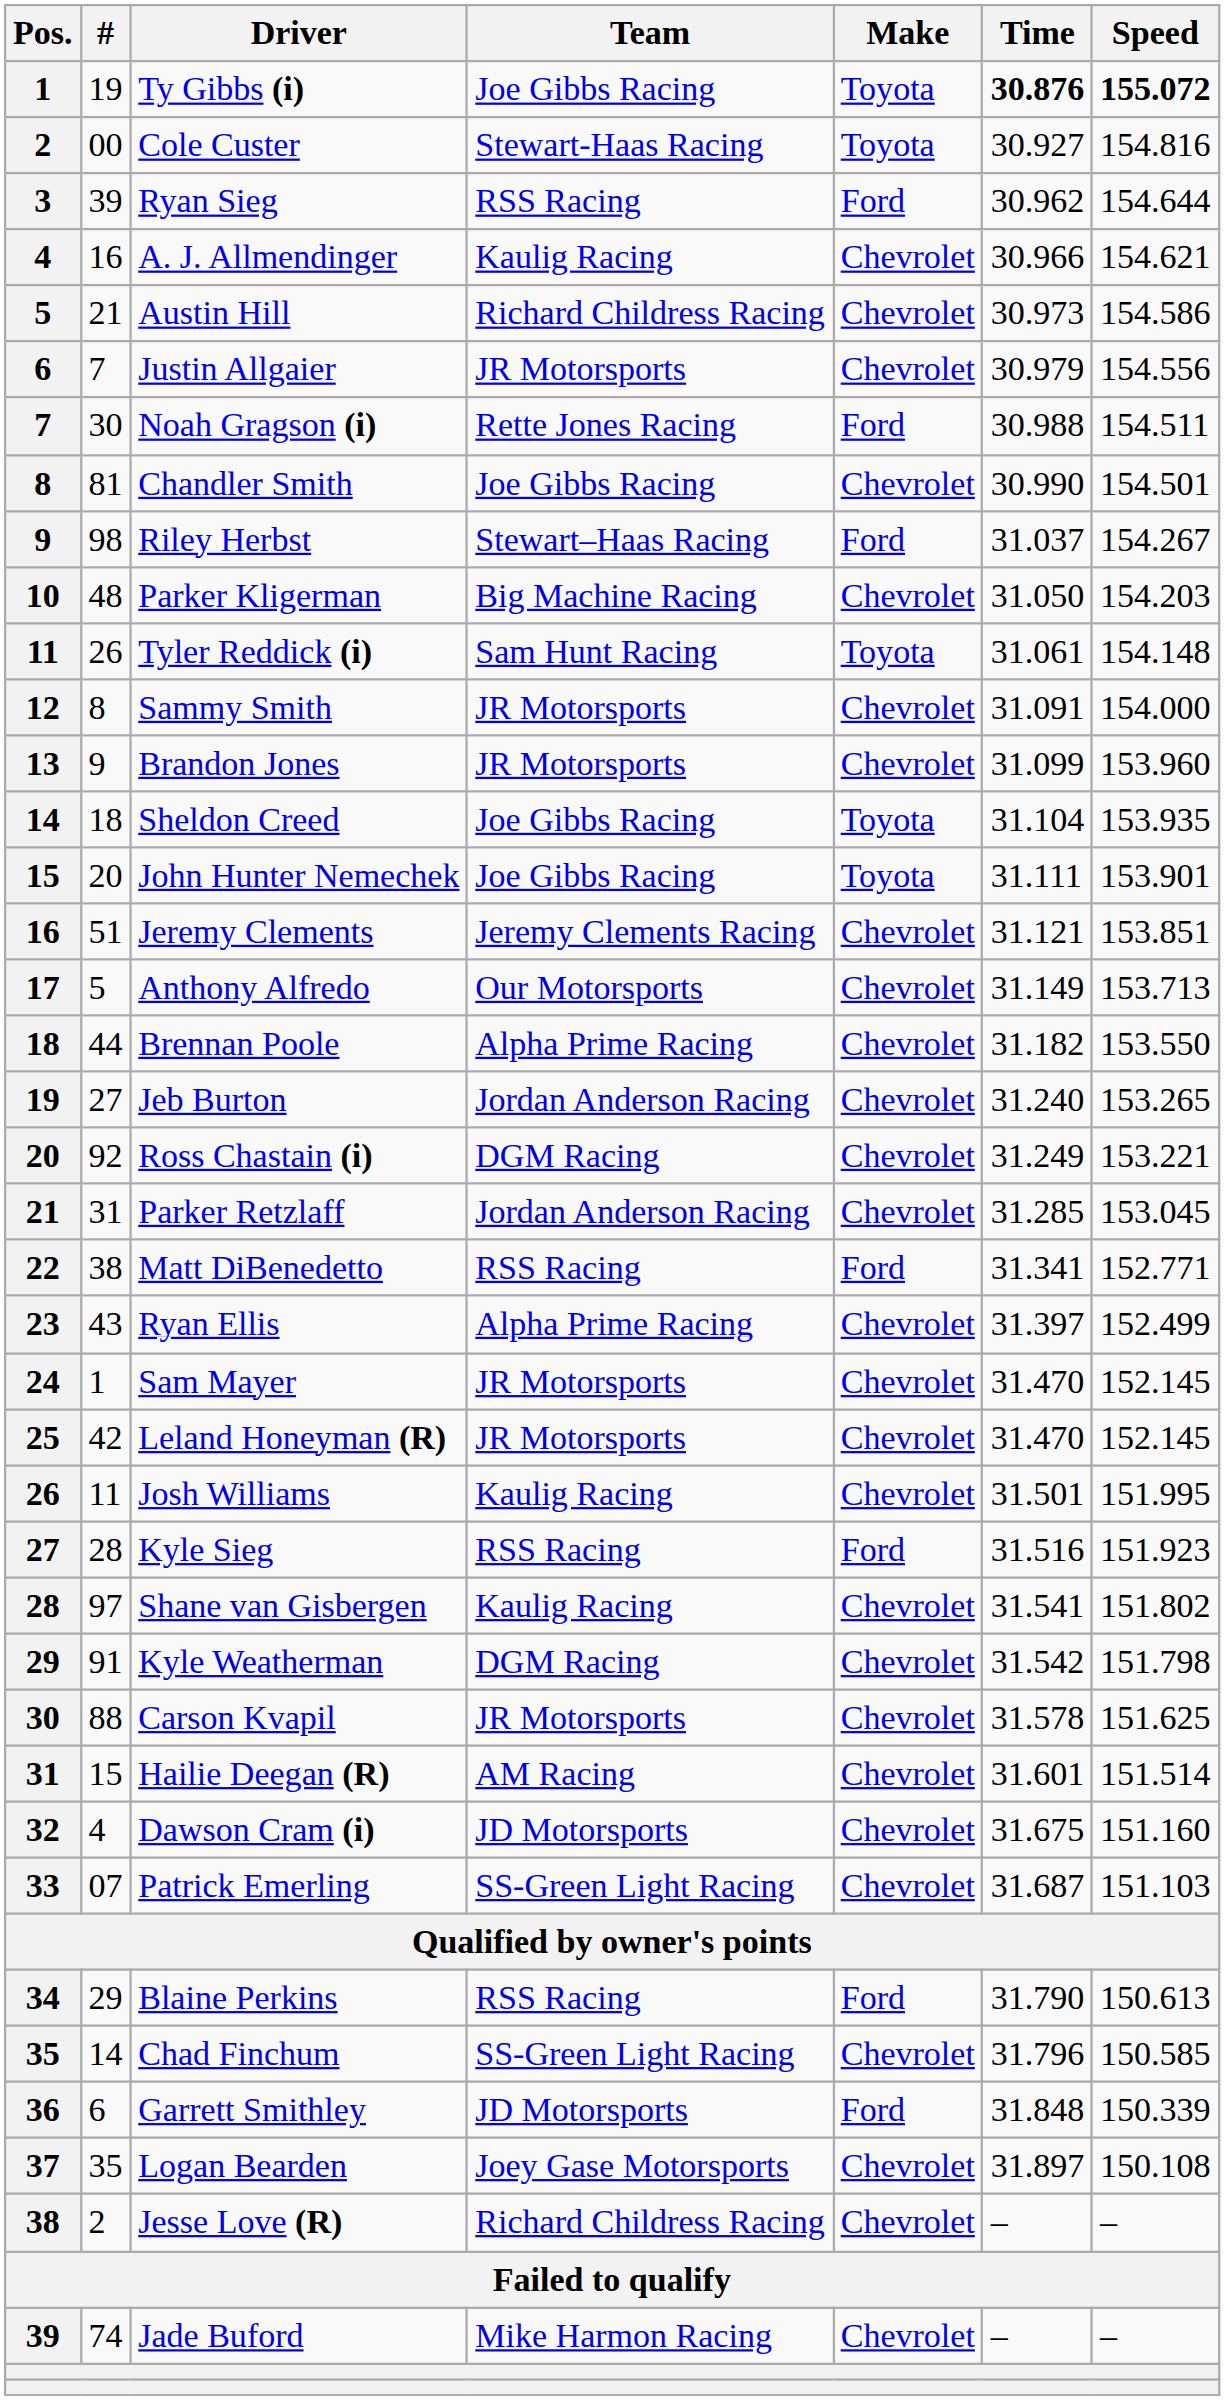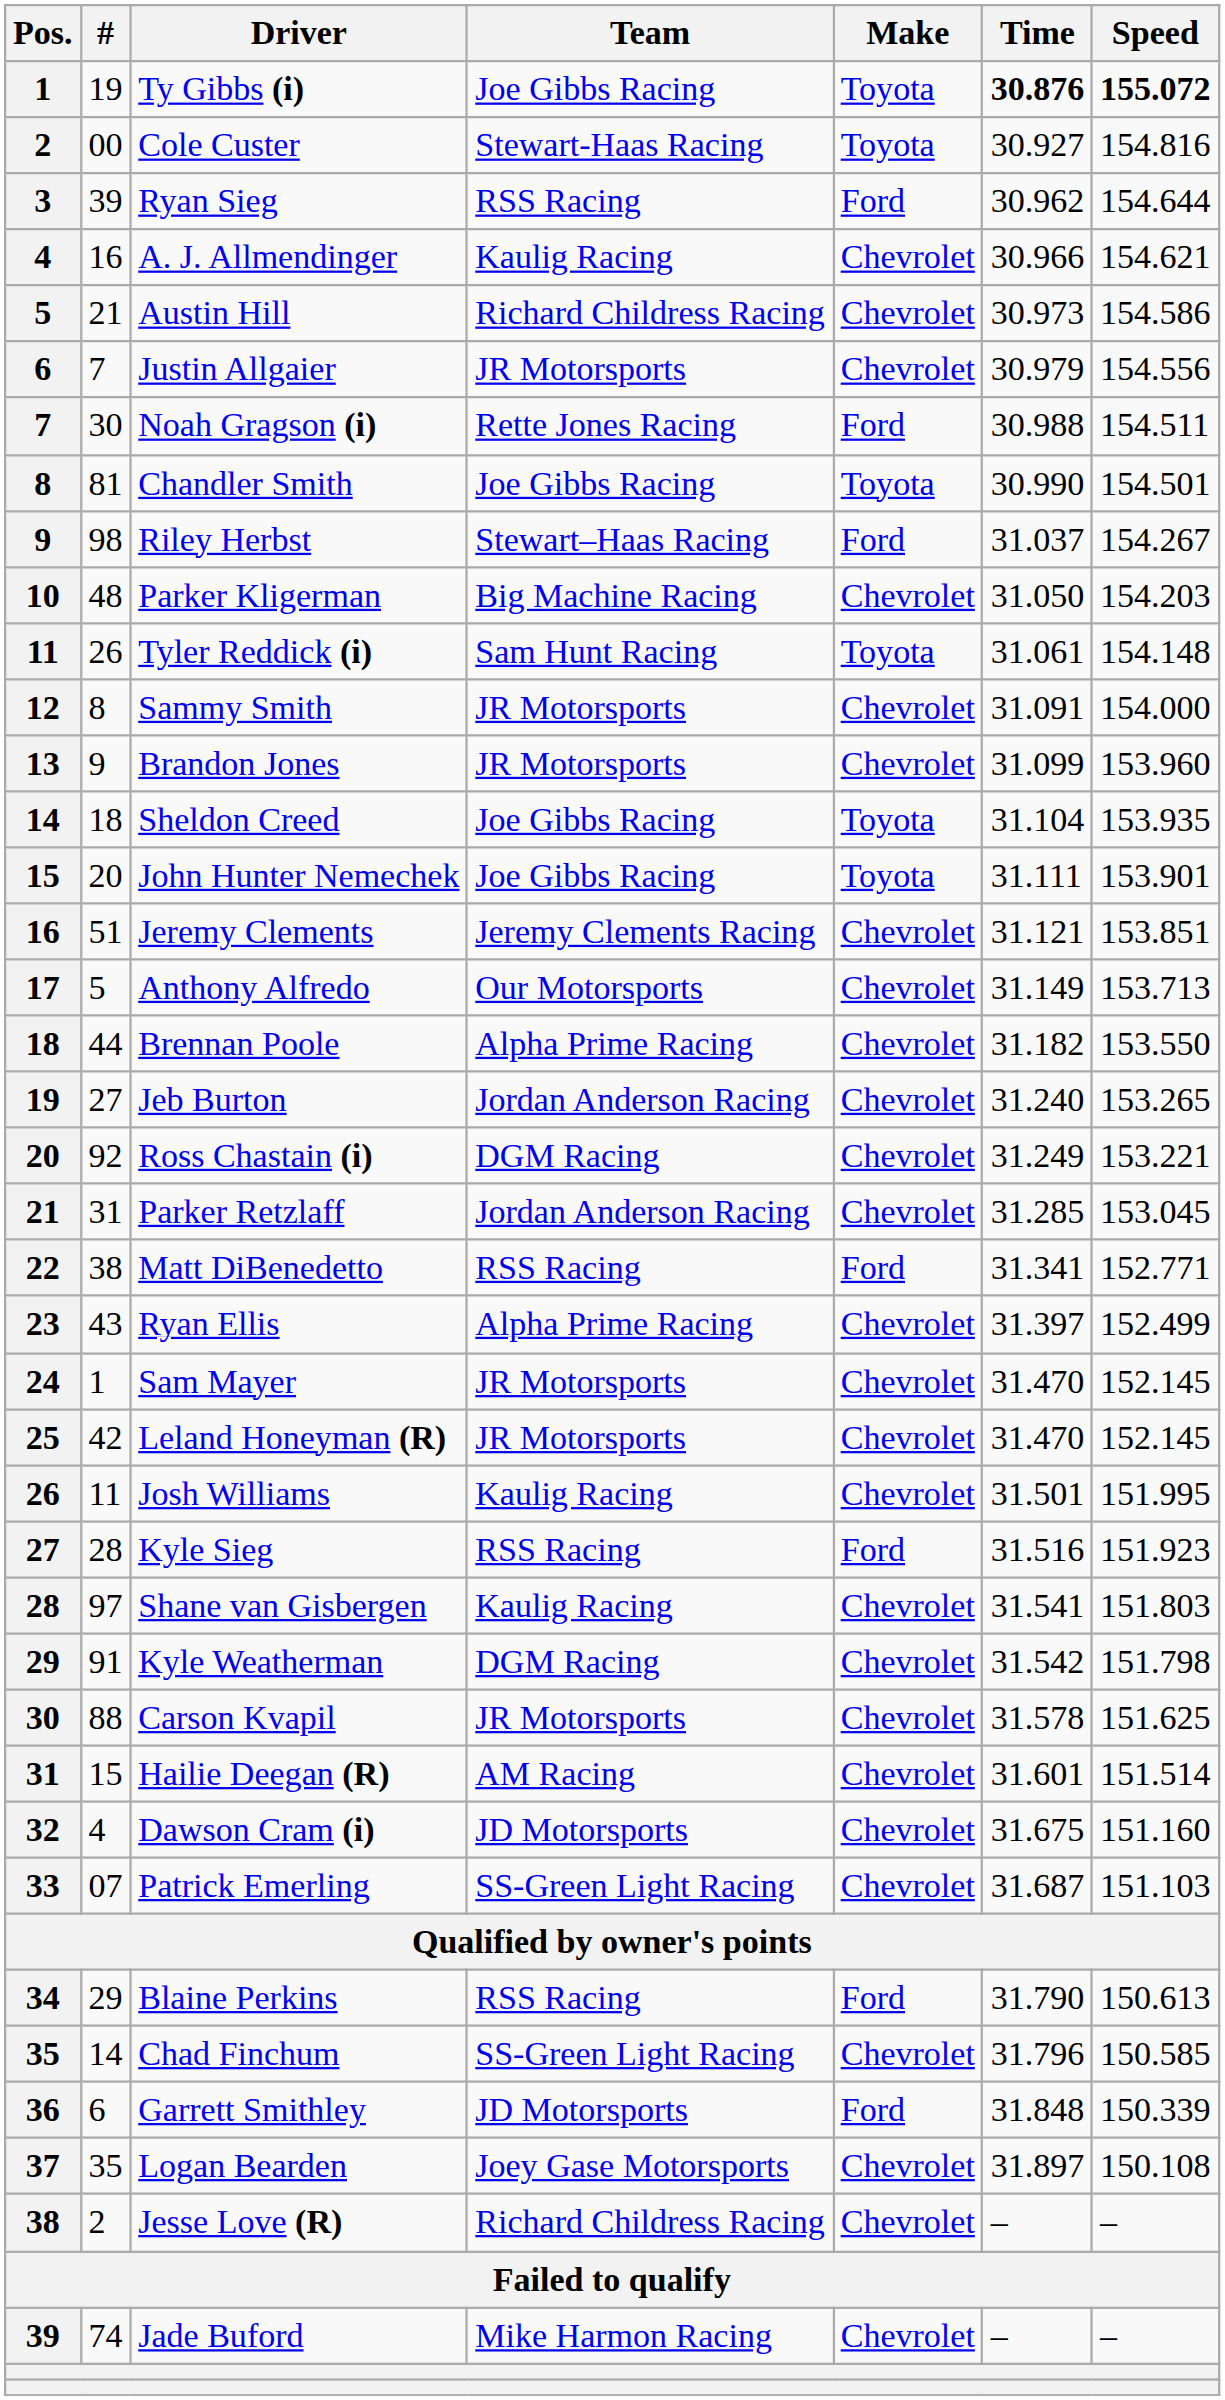(908, 481) Chevrolet -> (888, 481) Toyota
(1155, 1604) 151.802 -> (1155, 1604) 151.803
